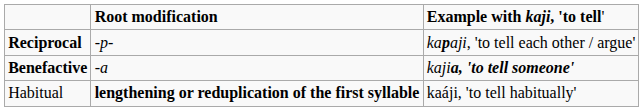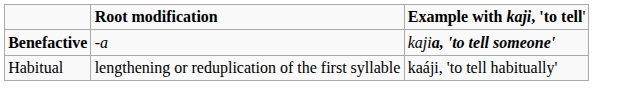- row: (45, 42)
(257, 93) bold -> (247, 67) normal
